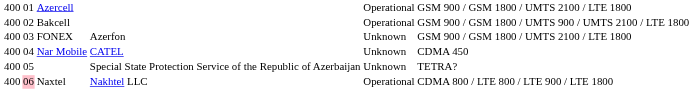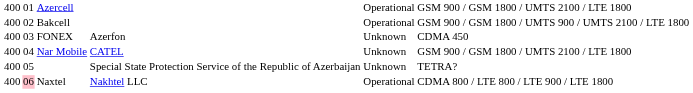(524, 37) GSM 900 / GSM 1800 / UMTS 2100 / LTE 1800 -> (443, 37) CDMA 450
(443, 52) CDMA 450 -> (524, 52) GSM 900 / GSM 1800 / UMTS 2100 / LTE 1800
